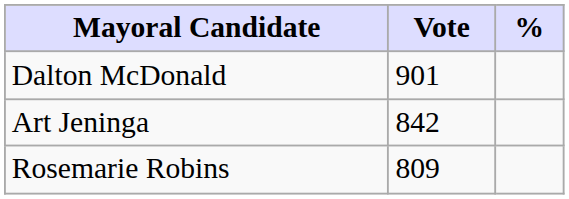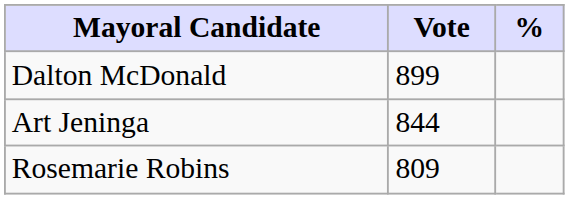(418, 74) 901 -> (418, 74) 899
(418, 121) 842 -> (418, 121) 844
